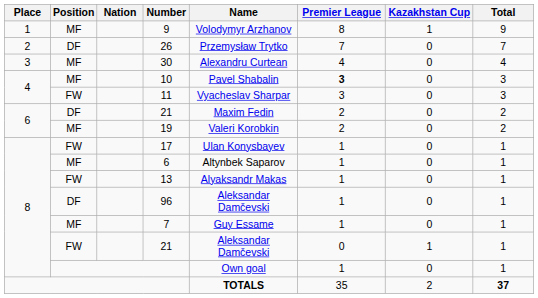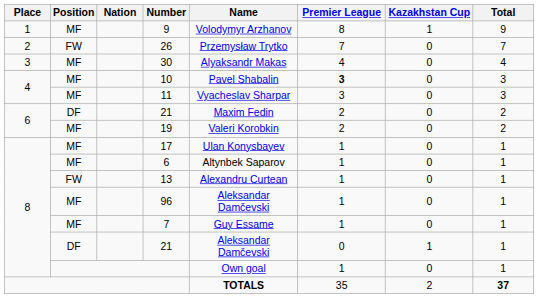(74, 46) DF -> (74, 46) FW
(244, 63) Alexandru Curtean -> (244, 63) Alyaksandr Makas
(74, 96) FW -> (74, 96) MF
(74, 146) FW -> (74, 146) MF
(244, 179) Alyaksandr Makas -> (244, 179) Alexandru Curtean
(74, 201) DF -> (74, 201) MF
(74, 246) FW -> (74, 246) DF
